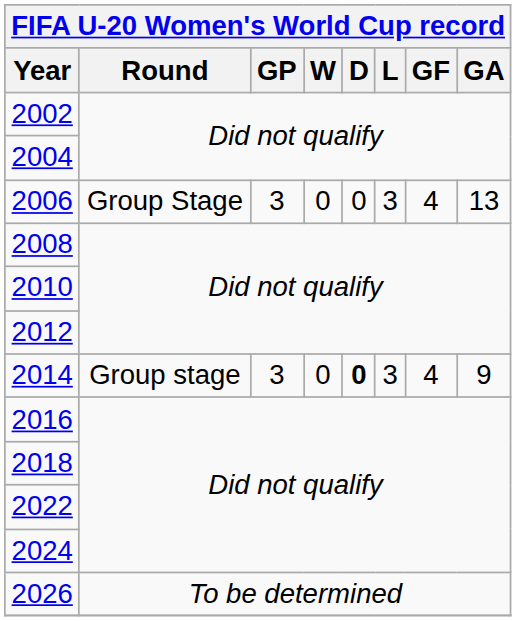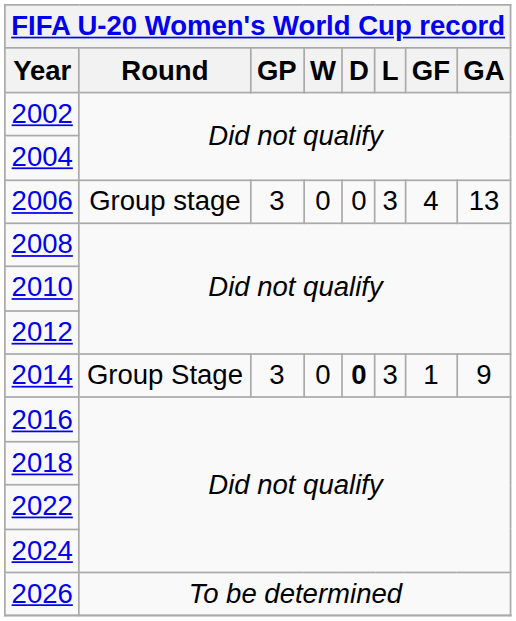(165, 200) Group Stage -> (165, 200) Group stage
(165, 375) Group stage -> (165, 375) Group Stage
(431, 375) 4 -> (431, 375) 1
